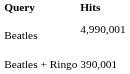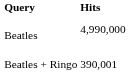(103, 29) 4,990,001 -> (103, 29) 4,990,000
